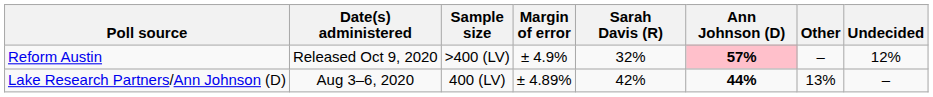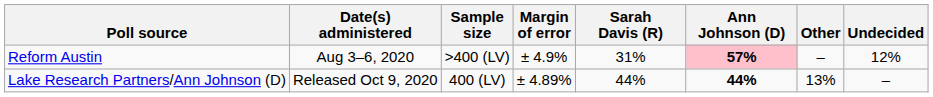(365, 57) Released Oct 9, 2020 -> (365, 57) Aug 3–6, 2020
(631, 57) 32% -> (631, 57) 31%
(365, 81) Aug 3–6, 2020 -> (365, 81) Released Oct 9, 2020
(631, 81) 42% -> (631, 81) 44%
